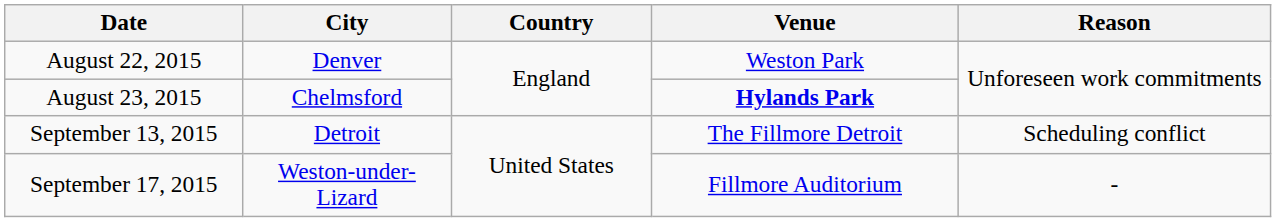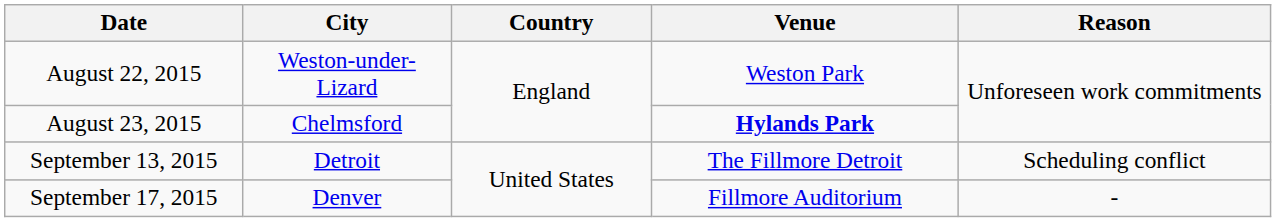(347, 60) Denver -> (347, 73) Weston-under-Lizard
(347, 184) Weston-under-Lizard -> (347, 197) Denver
